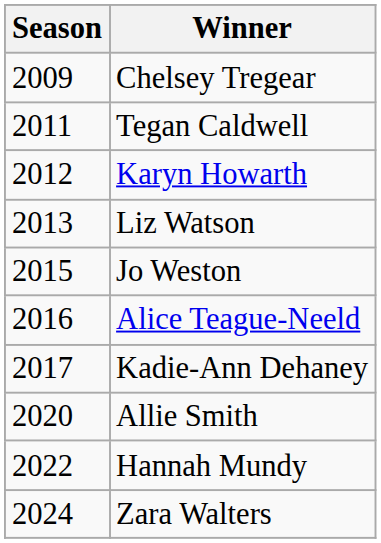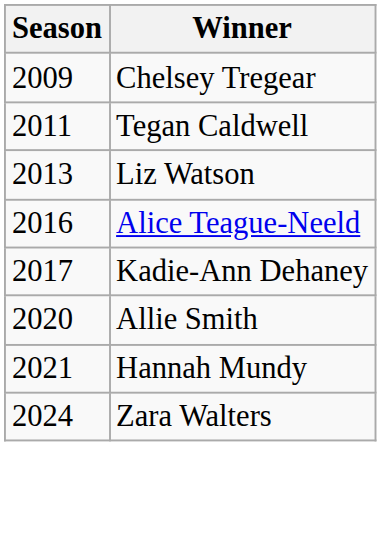- row: (212, 174)
- row: (179, 271)
(43, 464) 2022 -> (43, 367) 2021
